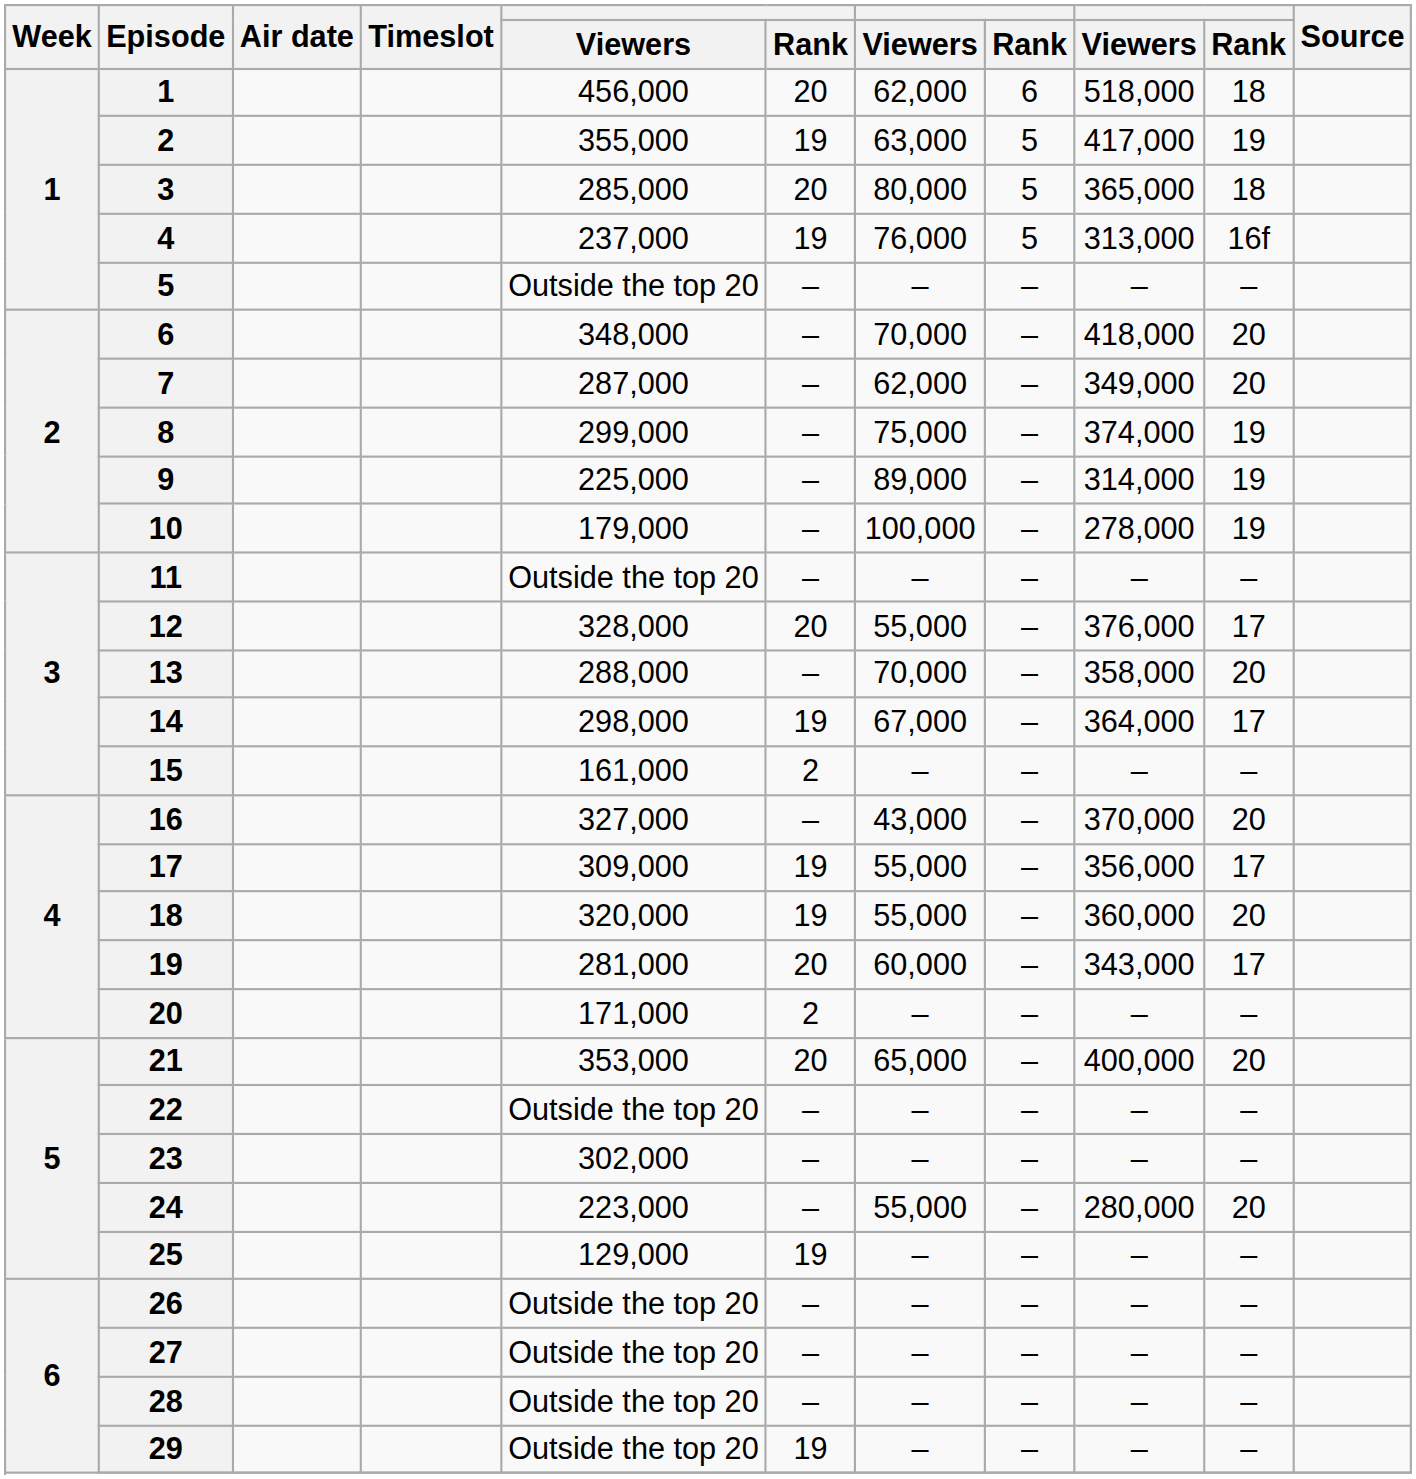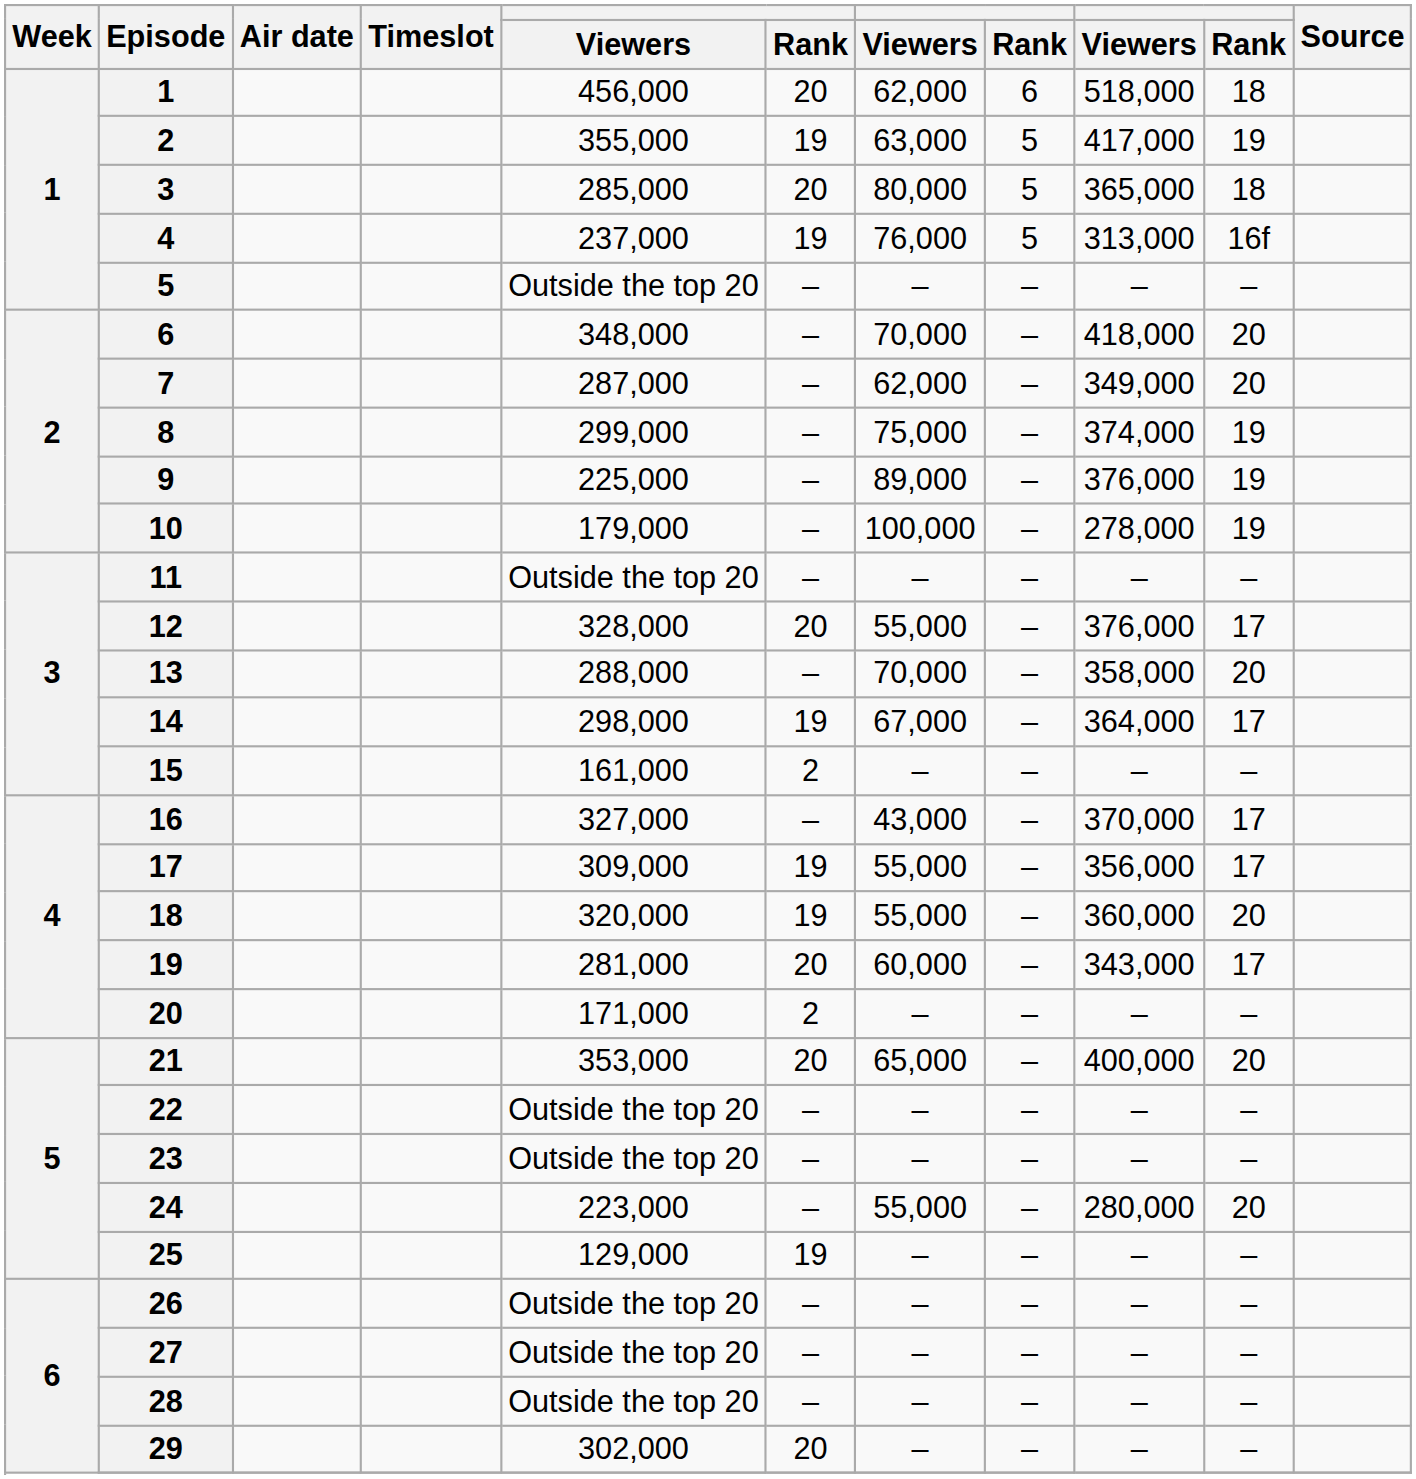(1139, 480) 314,000 -> (1139, 480) 376,000
(1249, 819) 20 -> (1249, 819) 17
(633, 1159) 302,000 -> (633, 1159) Outside the top 20
(633, 1449) Outside the top 20 -> (633, 1449) 302,000
(811, 1449) 19 -> (811, 1449) 20
